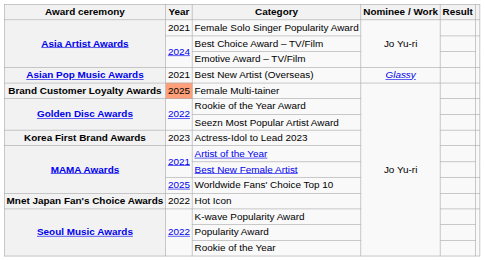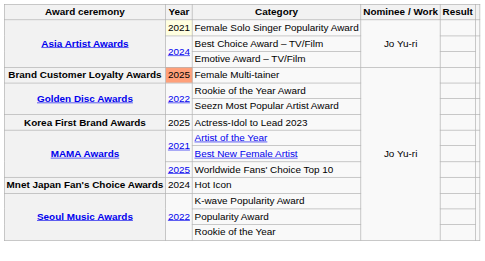(179, 28) no background -> (179, 28) lightyellow background
- row: (254, 75)
(179, 138) 2023 -> (179, 122) 2025
(179, 201) 2022 -> (179, 185) 2024
